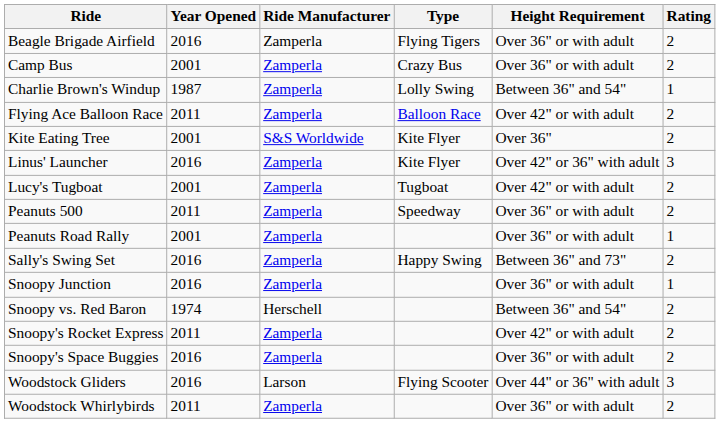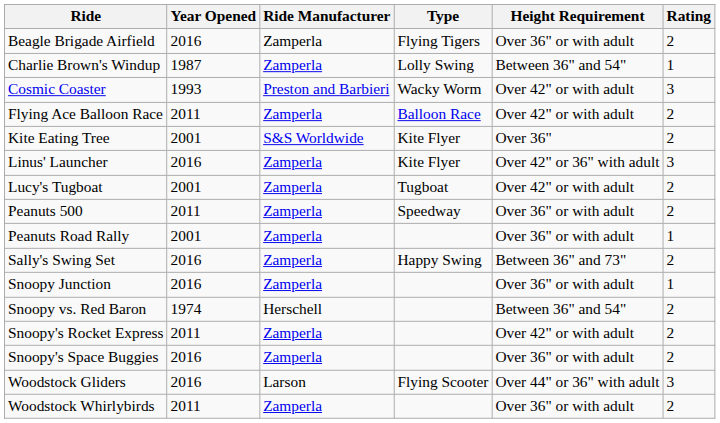- row: (40, 65)
+ row: (57, 89)
